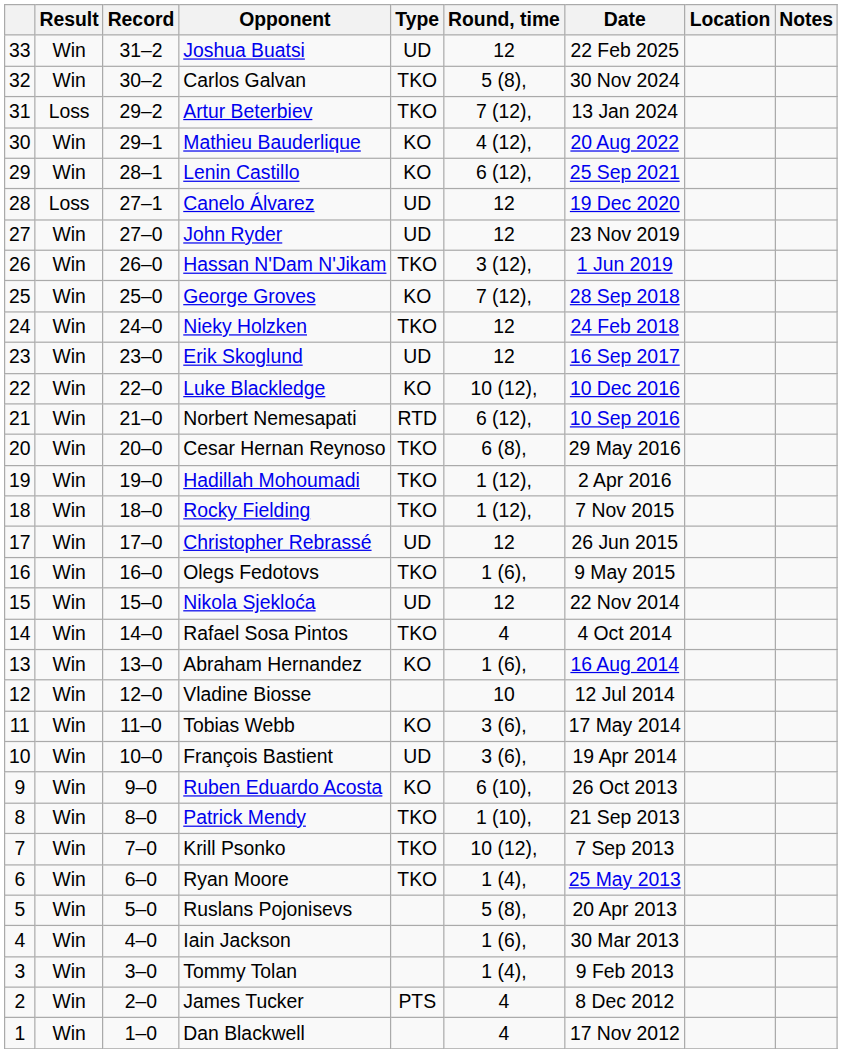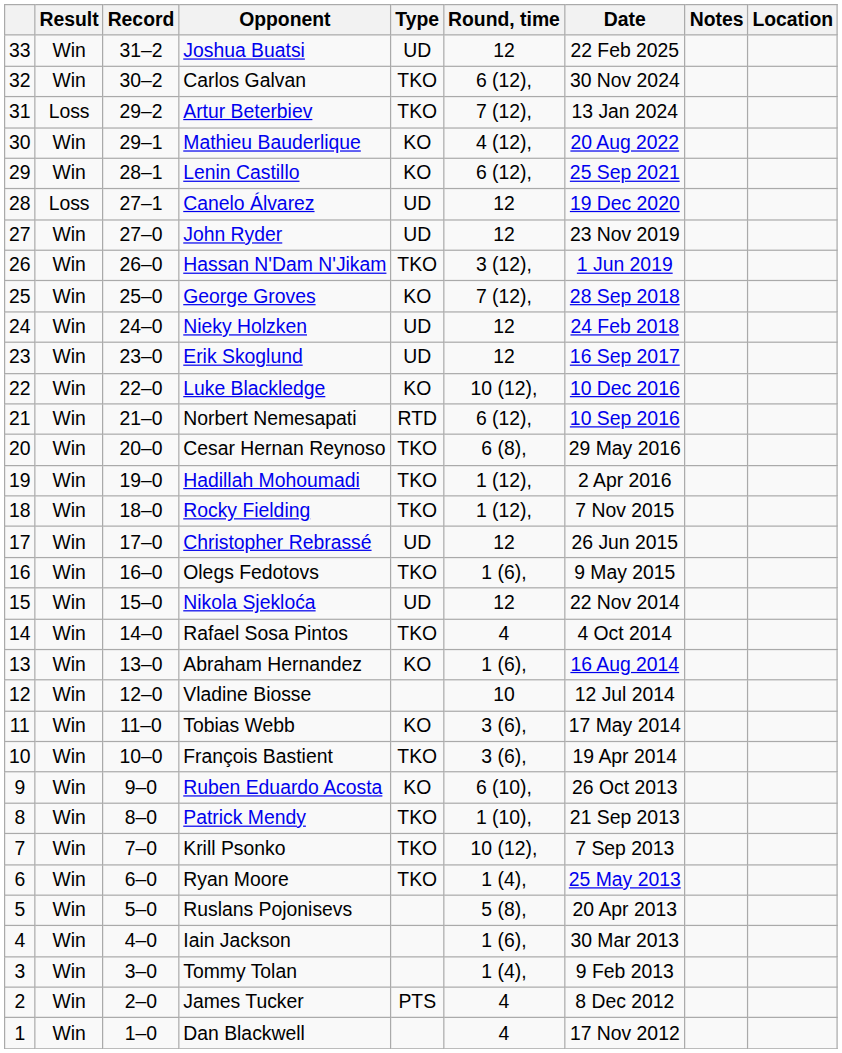columns swapped: (730, 19) <-> (806, 19)
(504, 81) 5 (8), -> (504, 81) 6 (12),
(417, 326) TKO -> (417, 326) UD
(417, 756) UD -> (417, 756) TKO
